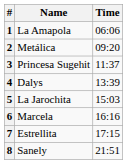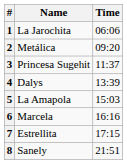(44, 30) La Amapola -> (44, 30) La Jarochita
(44, 99) La Jarochita -> (44, 99) La Amapola
